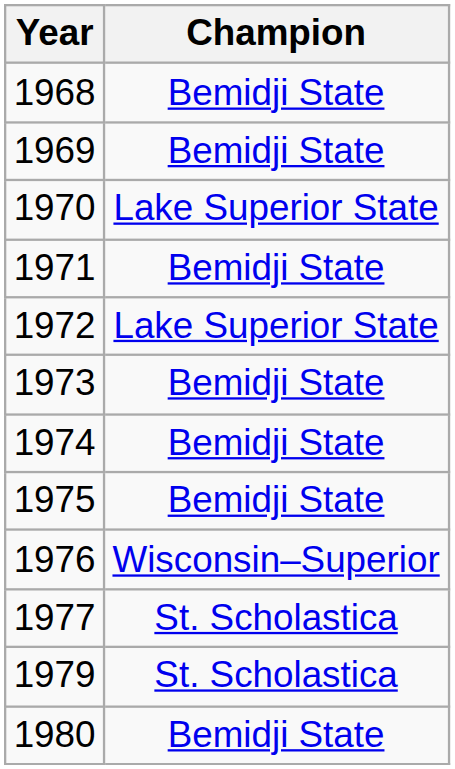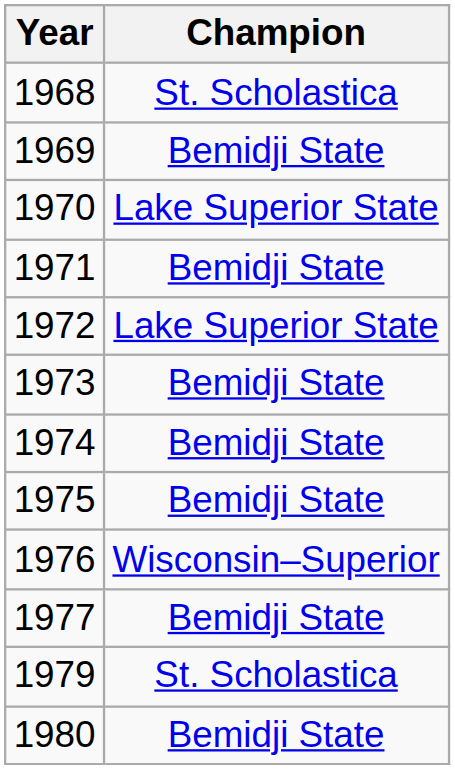(276, 92) Bemidji State -> (276, 92) St. Scholastica
(276, 617) St. Scholastica -> (276, 617) Bemidji State
